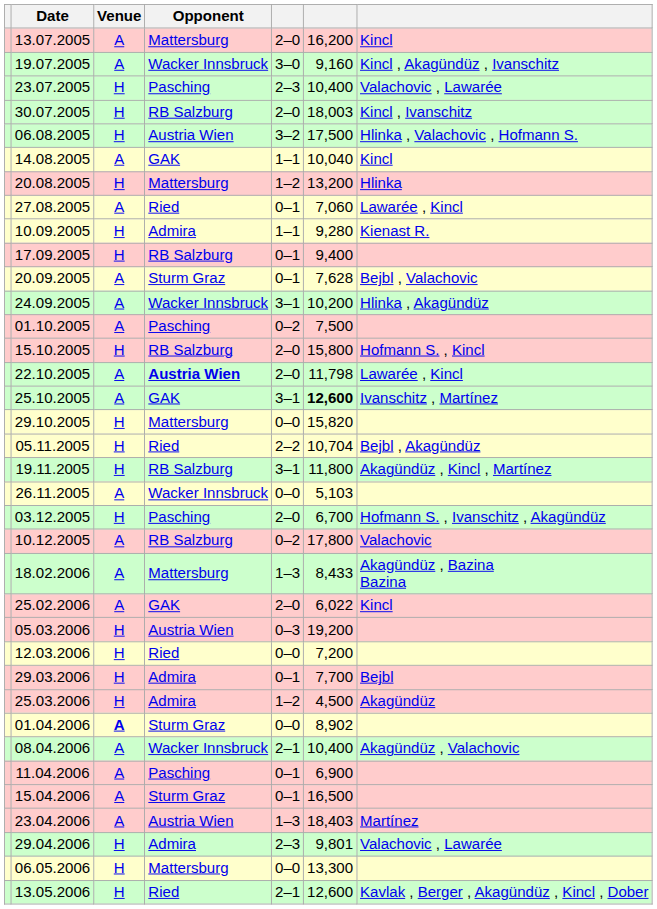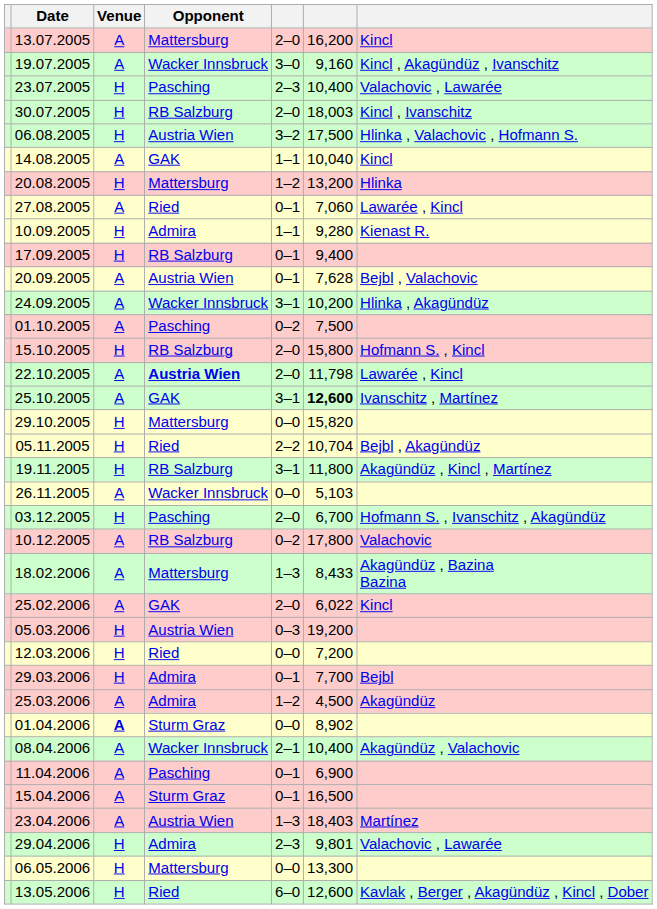(187, 278) Sturm Graz -> (191, 278) Austria Wien
(119, 701) H -> (119, 701) A
(288, 892) 2–1 -> (288, 892) 6–0
